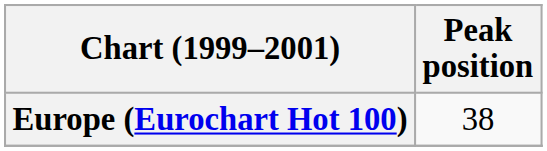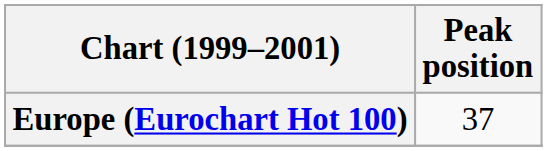(478, 118) 38 -> (478, 118) 37
